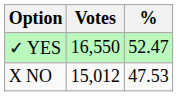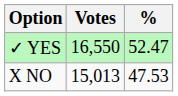(95, 76) 15,012 -> (95, 76) 15,013
